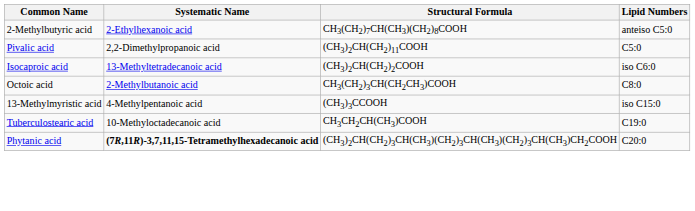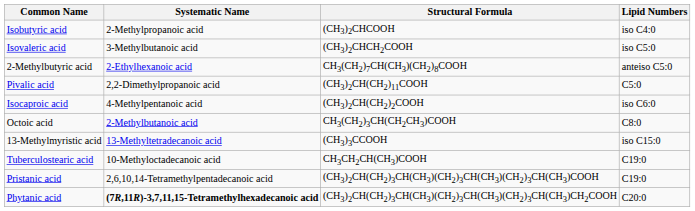+ row: (37, 29)
+ row: (36, 48)
(164, 67) 13-Methyltetradecanoic acid -> (154, 104) 4-Methylpentanoic acid
(154, 104) 4-Methylpentanoic acid -> (164, 141) 13-Methyltetradecanoic acid
+ row: (34, 178)
